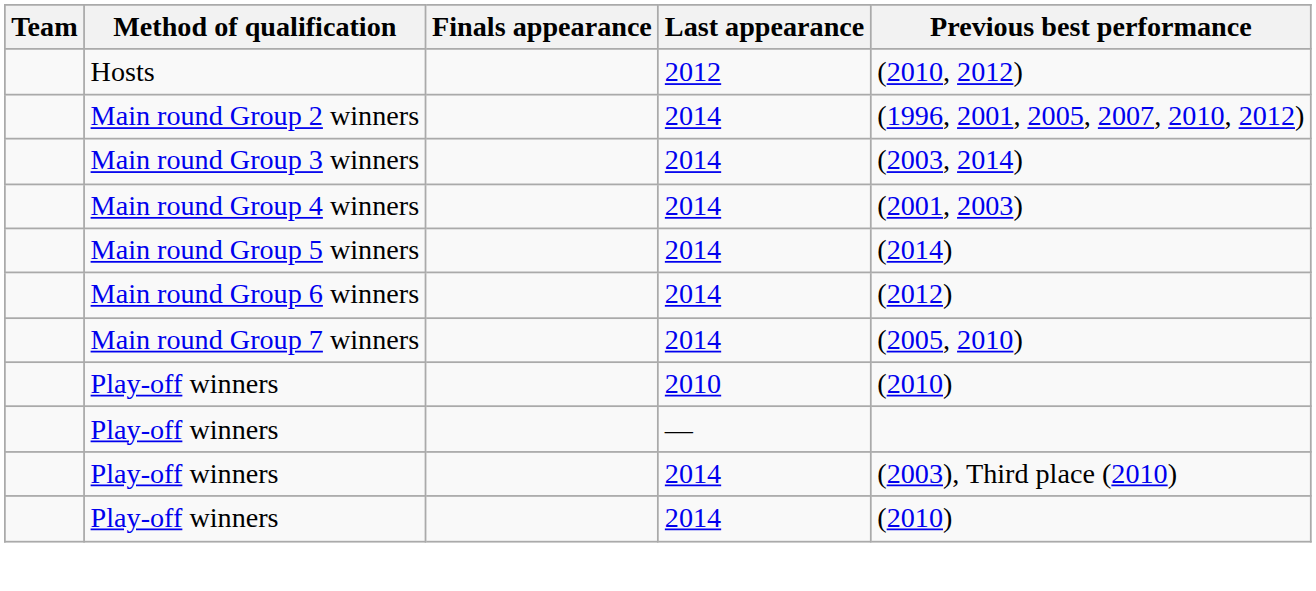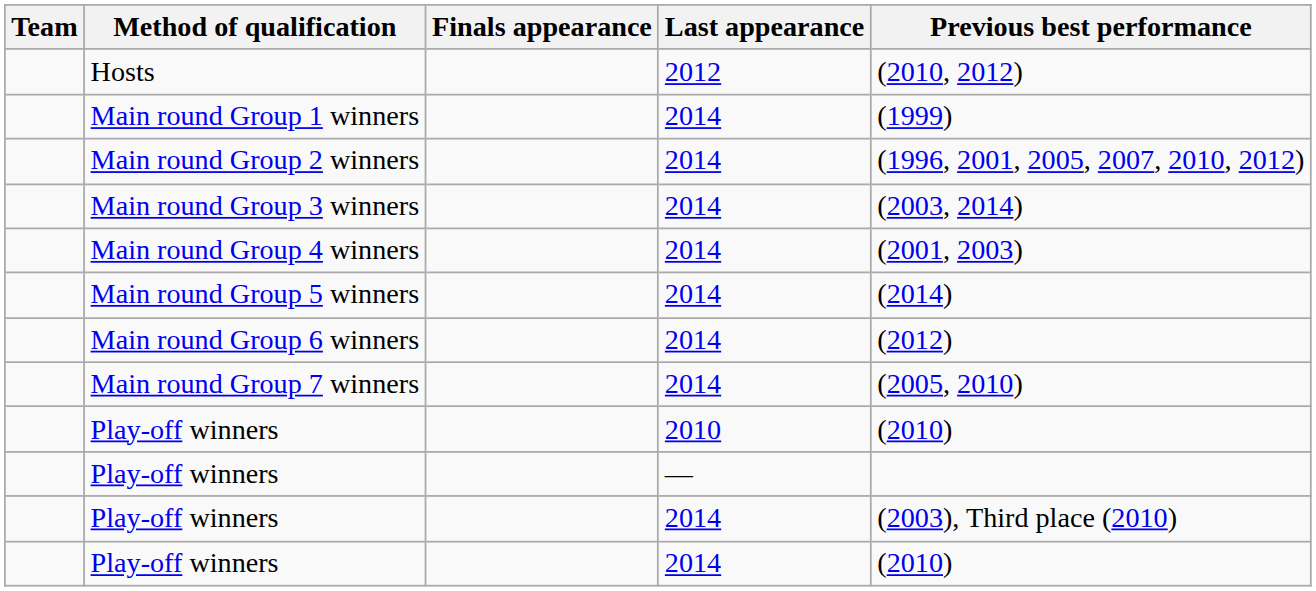+ row: (255, 116)
